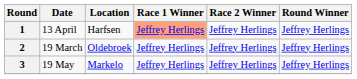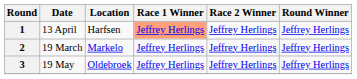(110, 47) Oldebroek -> (105, 47) Markelo
(105, 64) Markelo -> (110, 64) Oldebroek
